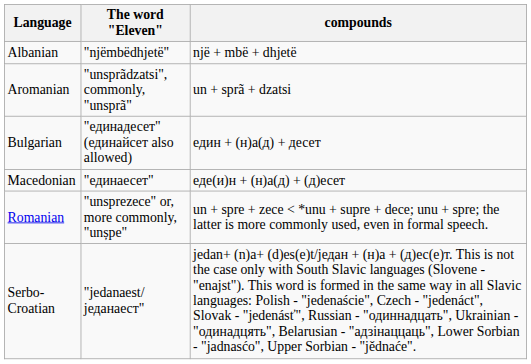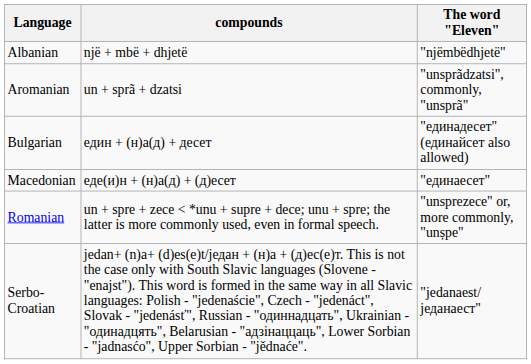columns swapped: (135, 23) <-> (358, 23)
